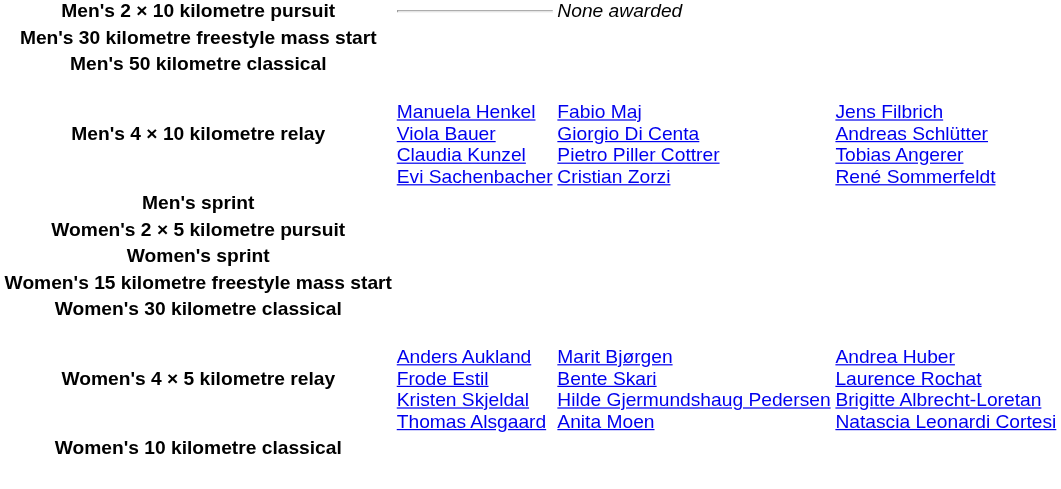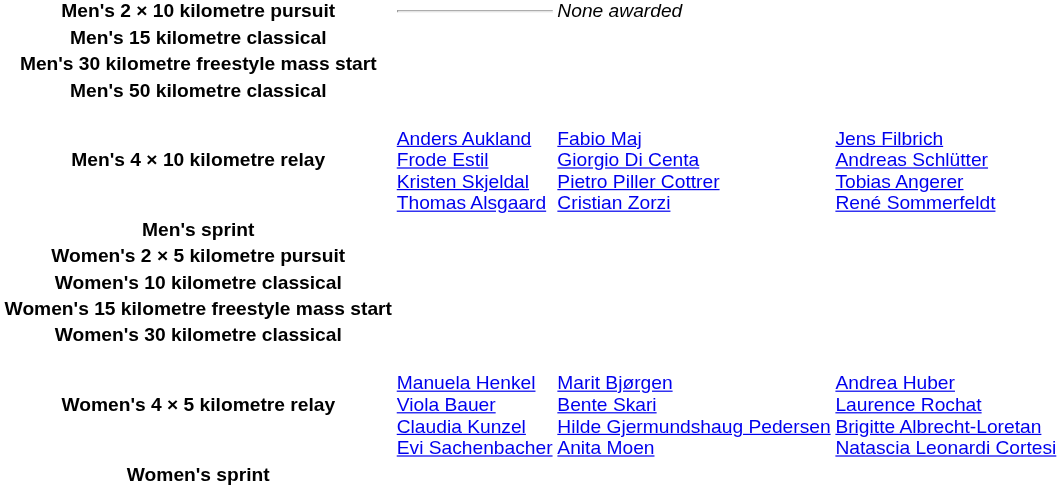+ row: (198, 37)
(475, 144) Manuela Henkel Viola Bauer Claudia Kunzel Evi Sachenbacher -> (471, 170) Anders Aukland Frode Estil Kristen Skjeldal Thomas Alsgaard
rows swapped: (198, 448) <-> (198, 256)
(471, 389) Anders Aukland Frode Estil Kristen Skjeldal Thomas Alsgaard -> (475, 415) Manuela Henkel Viola Bauer Claudia Kunzel Evi Sachenbacher
